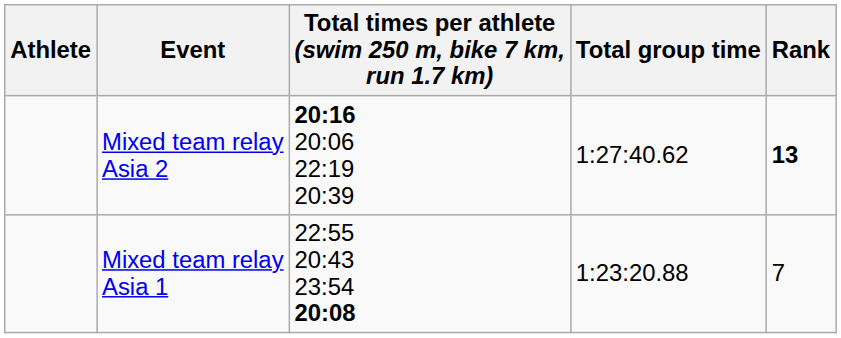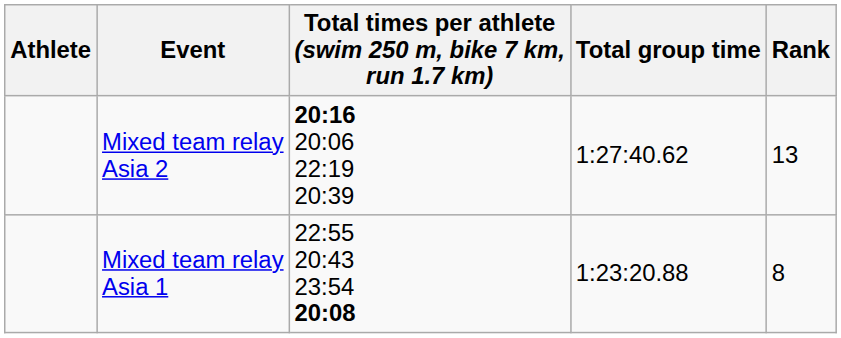(785, 155) bold -> (785, 155) normal
(778, 273) 7 -> (778, 273) 8
